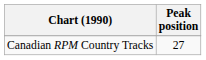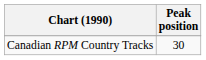(179, 45) 27 -> (179, 45) 30
